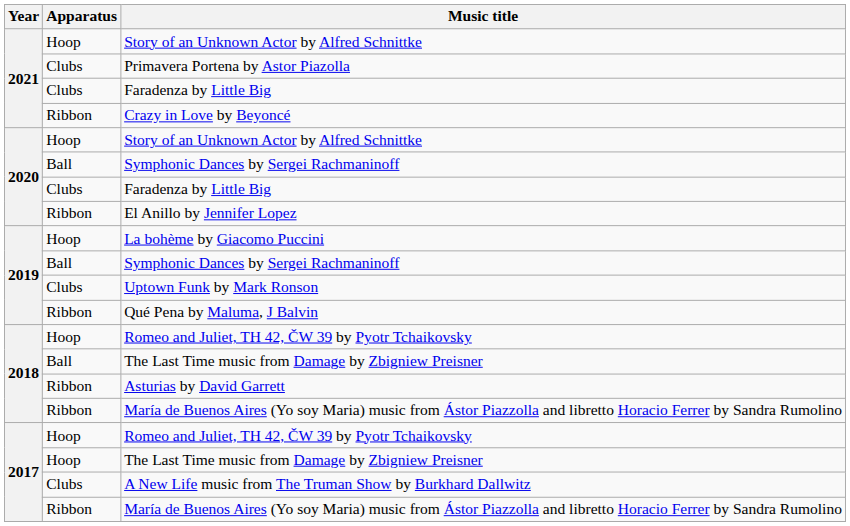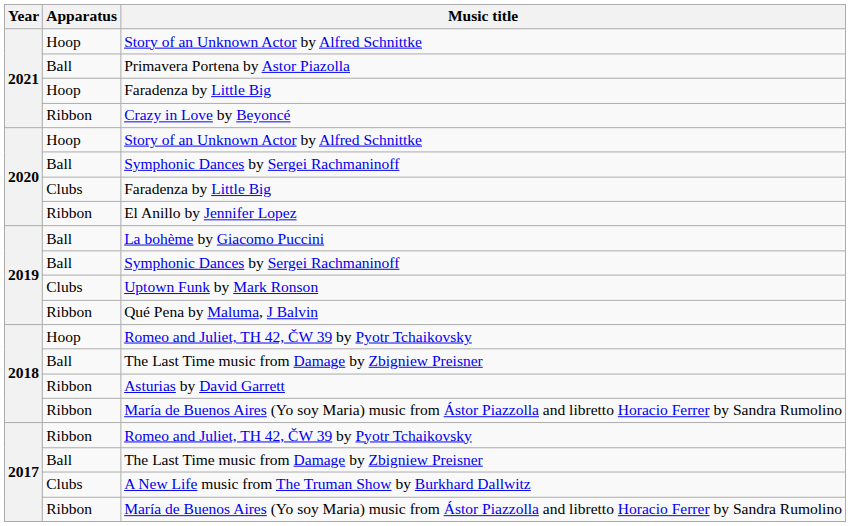(64, 66) Clubs -> (59, 66) Ball
(64, 90) Clubs -> (64, 90) Hoop
(64, 238) Hoop -> (59, 238) Ball
(64, 435) Hoop -> (69, 435) Ribbon
(64, 459) Hoop -> (59, 459) Ball
